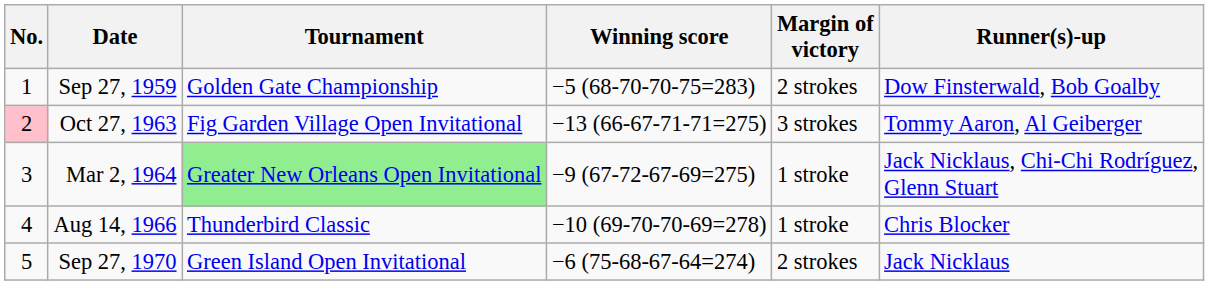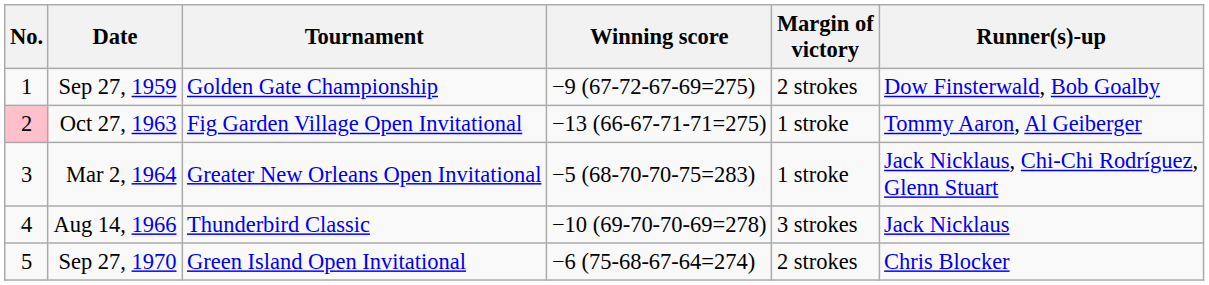(654, 86) −5 (68-70-70-75=283) -> (654, 86) −9 (67-72-67-69=275)
(817, 124) 3 strokes -> (813, 124) 1 stroke
(364, 174) lightgreen background -> (364, 174) no background
(654, 174) −9 (67-72-67-69=275) -> (654, 174) −5 (68-70-70-75=283)
(813, 224) 1 stroke -> (817, 224) 3 strokes
(947, 224) Chris Blocker -> (947, 224) Jack Nicklaus
(947, 261) Jack Nicklaus -> (947, 261) Chris Blocker
